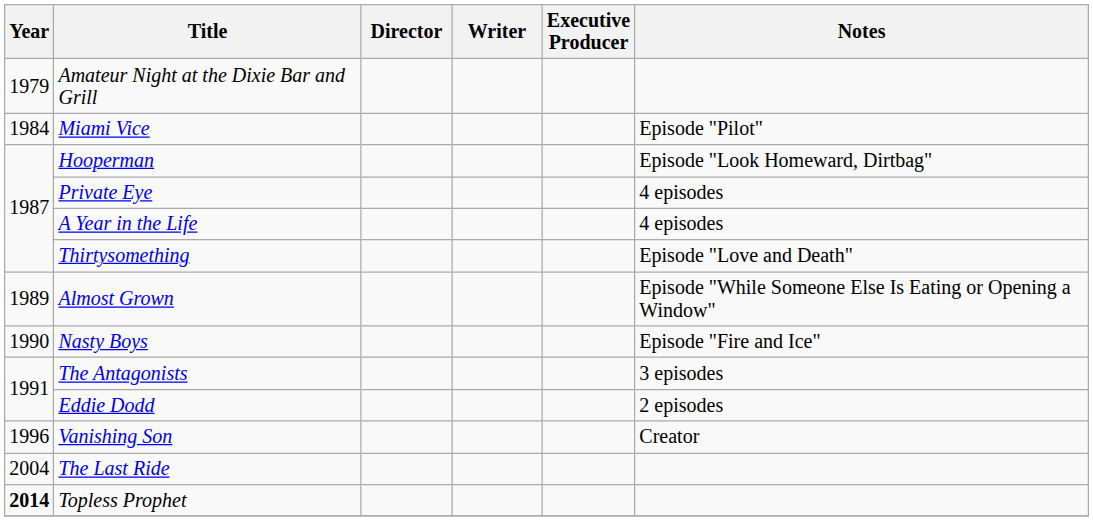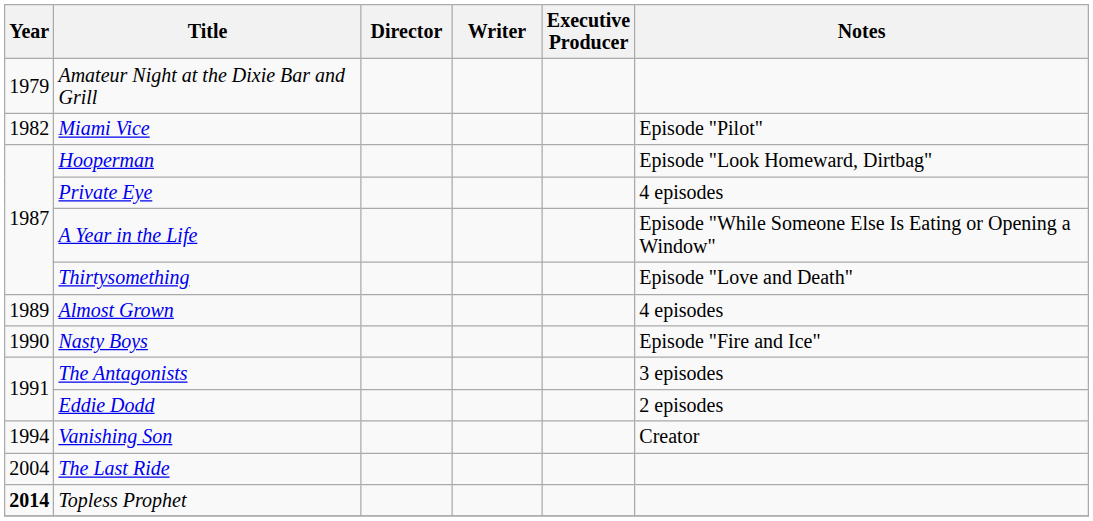(29, 128) 1984 -> (29, 128) 1982
(681, 223) 4 episodes -> (855, 235) Episode "While Someone Else Is Eating or Opening a Window"
(855, 298) Episode "While Someone Else Is Eating or Opening a Window" -> (681, 309) 4 episodes
(29, 436) 1996 -> (29, 436) 1994
